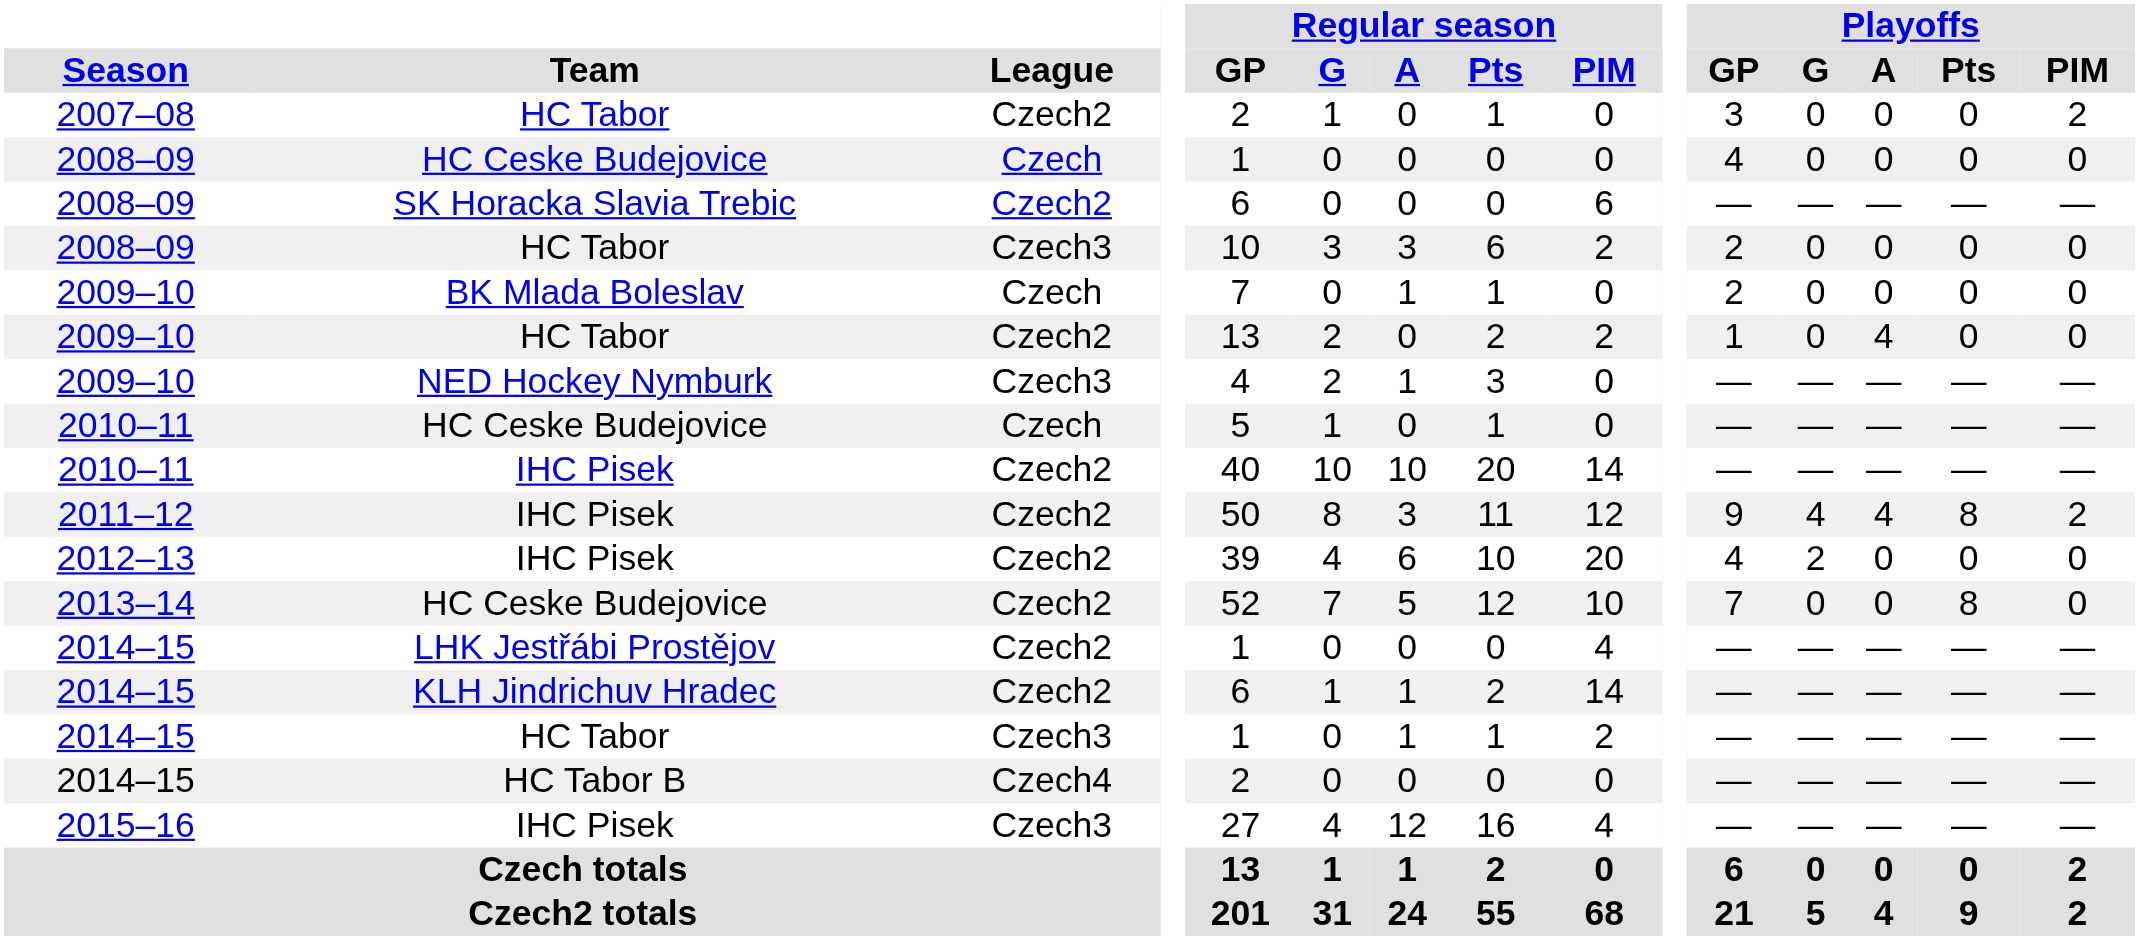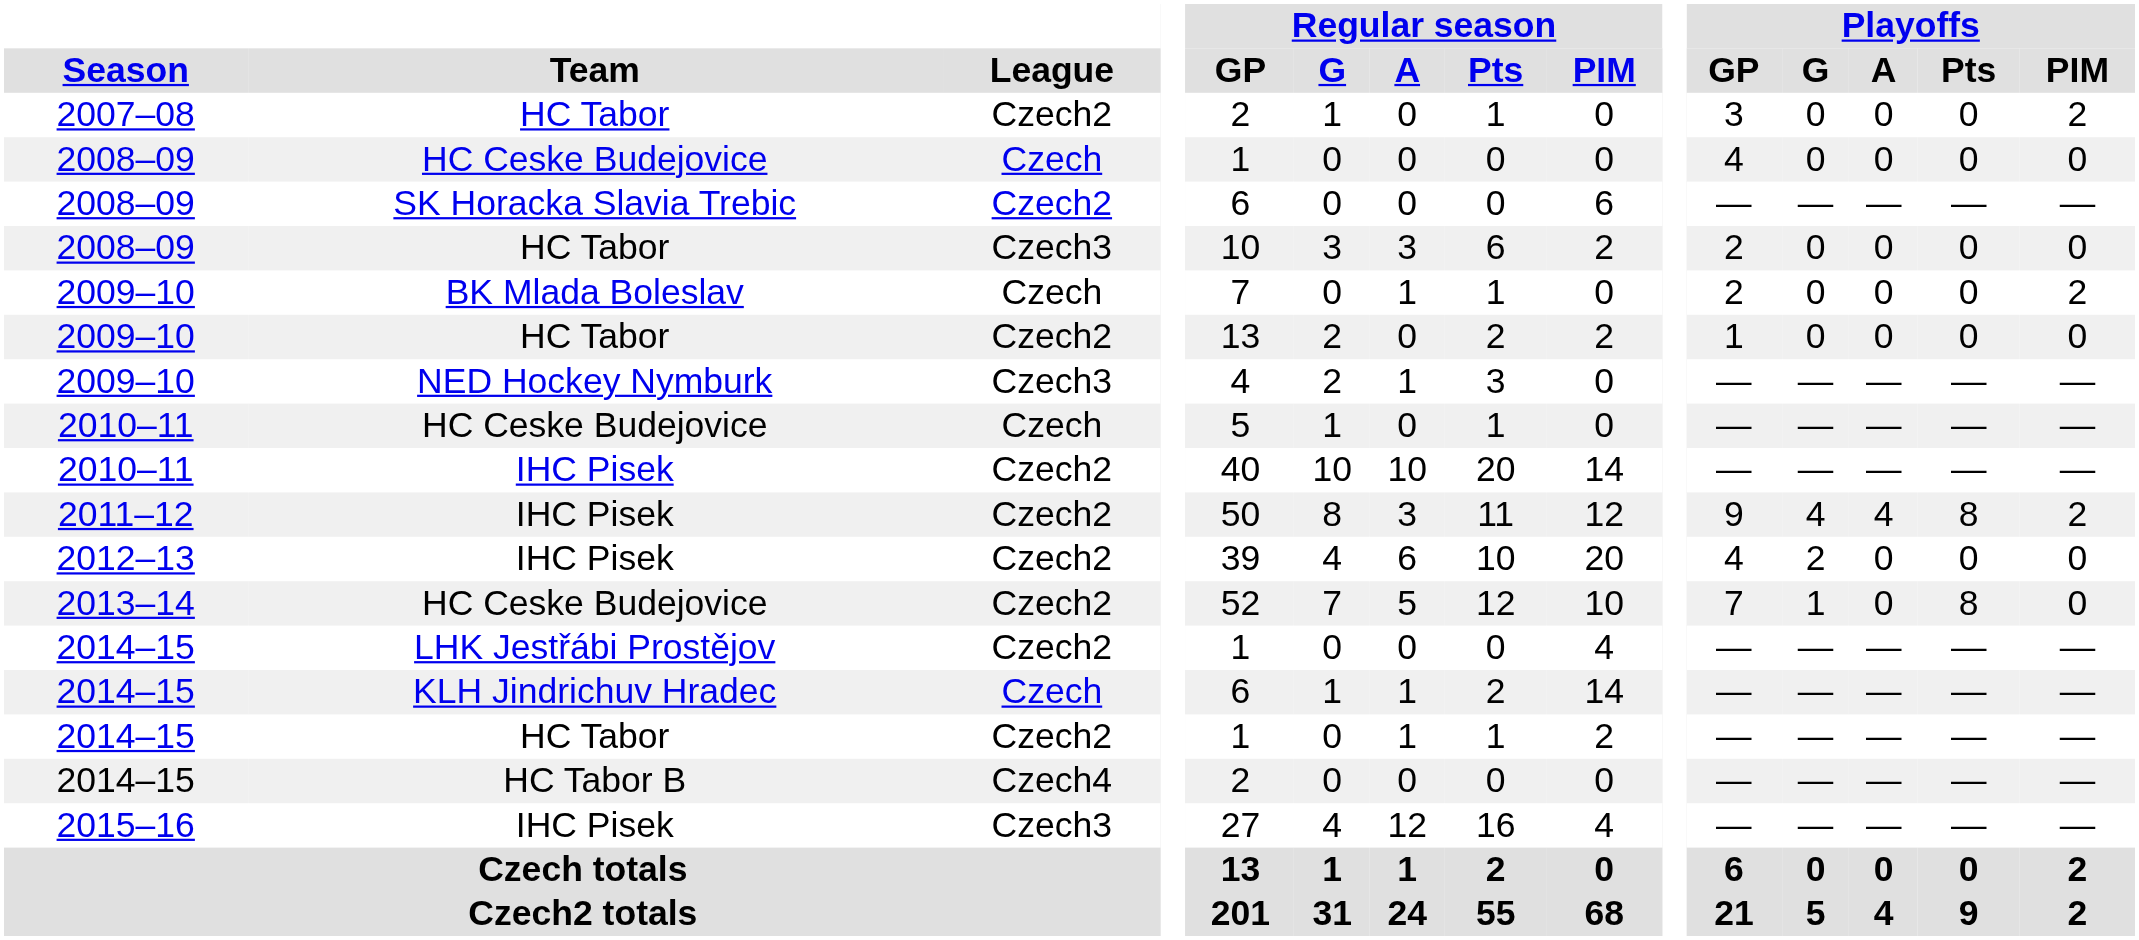(2077, 291) 0 -> (2077, 291) 2
(1884, 336) 4 -> (1884, 336) 0
(1816, 602) 0 -> (1816, 602) 1
(1052, 691) Czech2 -> (1052, 691) Czech
(1052, 735) Czech3 -> (1052, 735) Czech2
